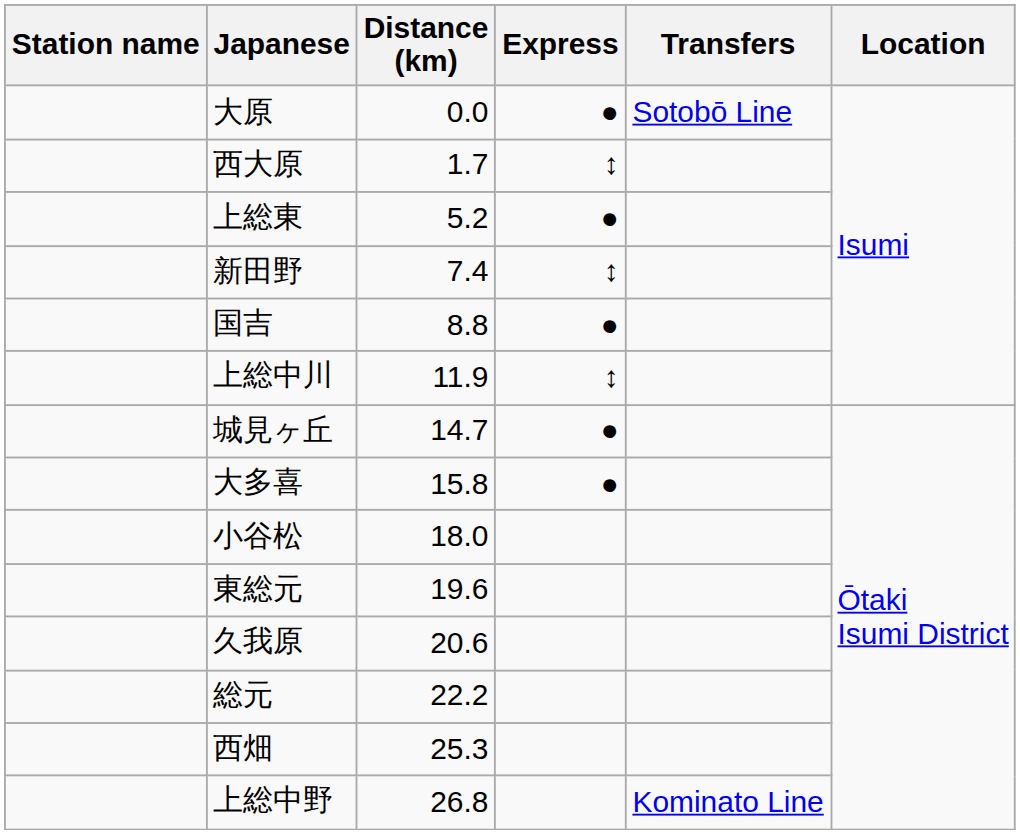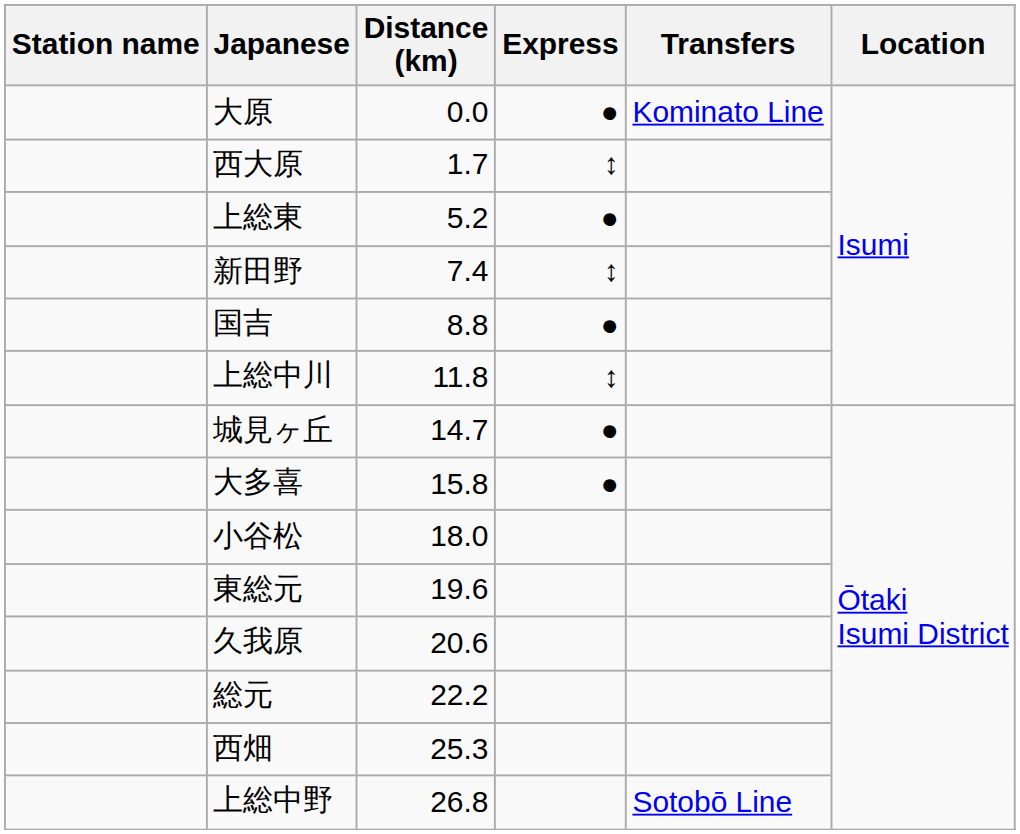(712, 112) Sotobō Line -> (728, 112) Kominato Line
(460, 377) 11.9 -> (460, 377) 11.8
(728, 801) Kominato Line -> (712, 801) Sotobō Line
